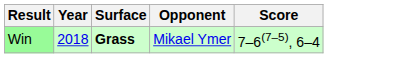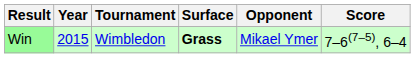+ column: (135, 15)
(73, 39) 2018 -> (73, 39) 2015
